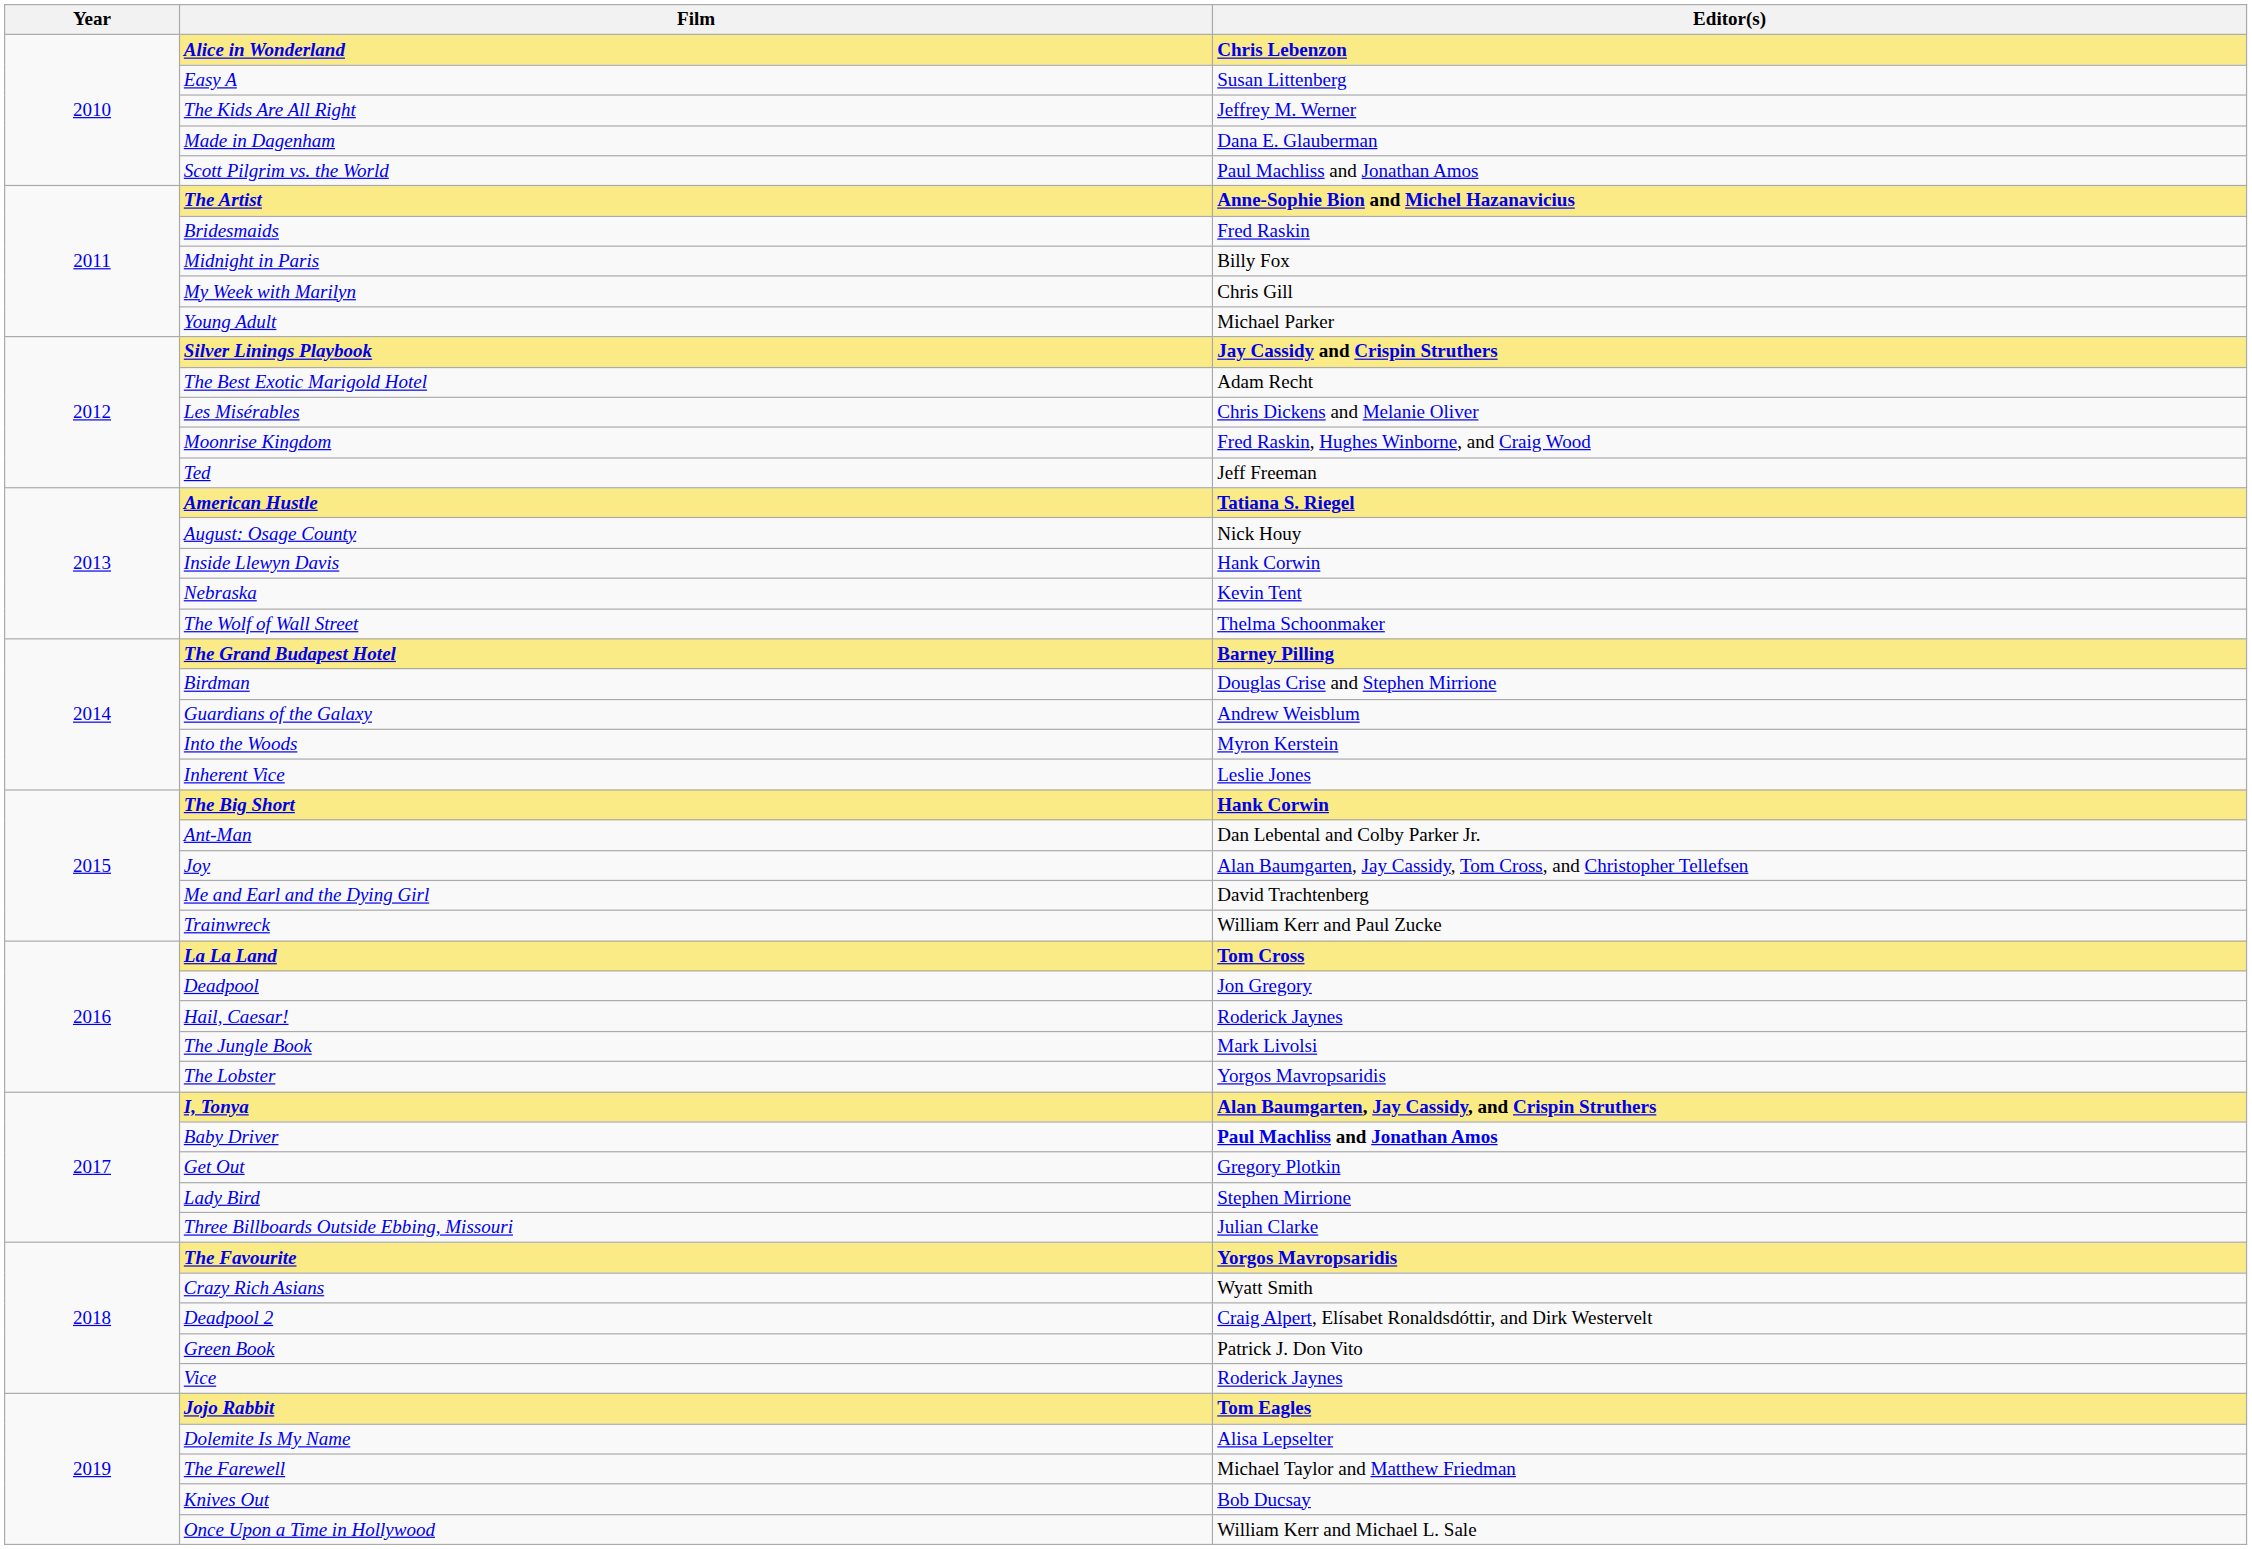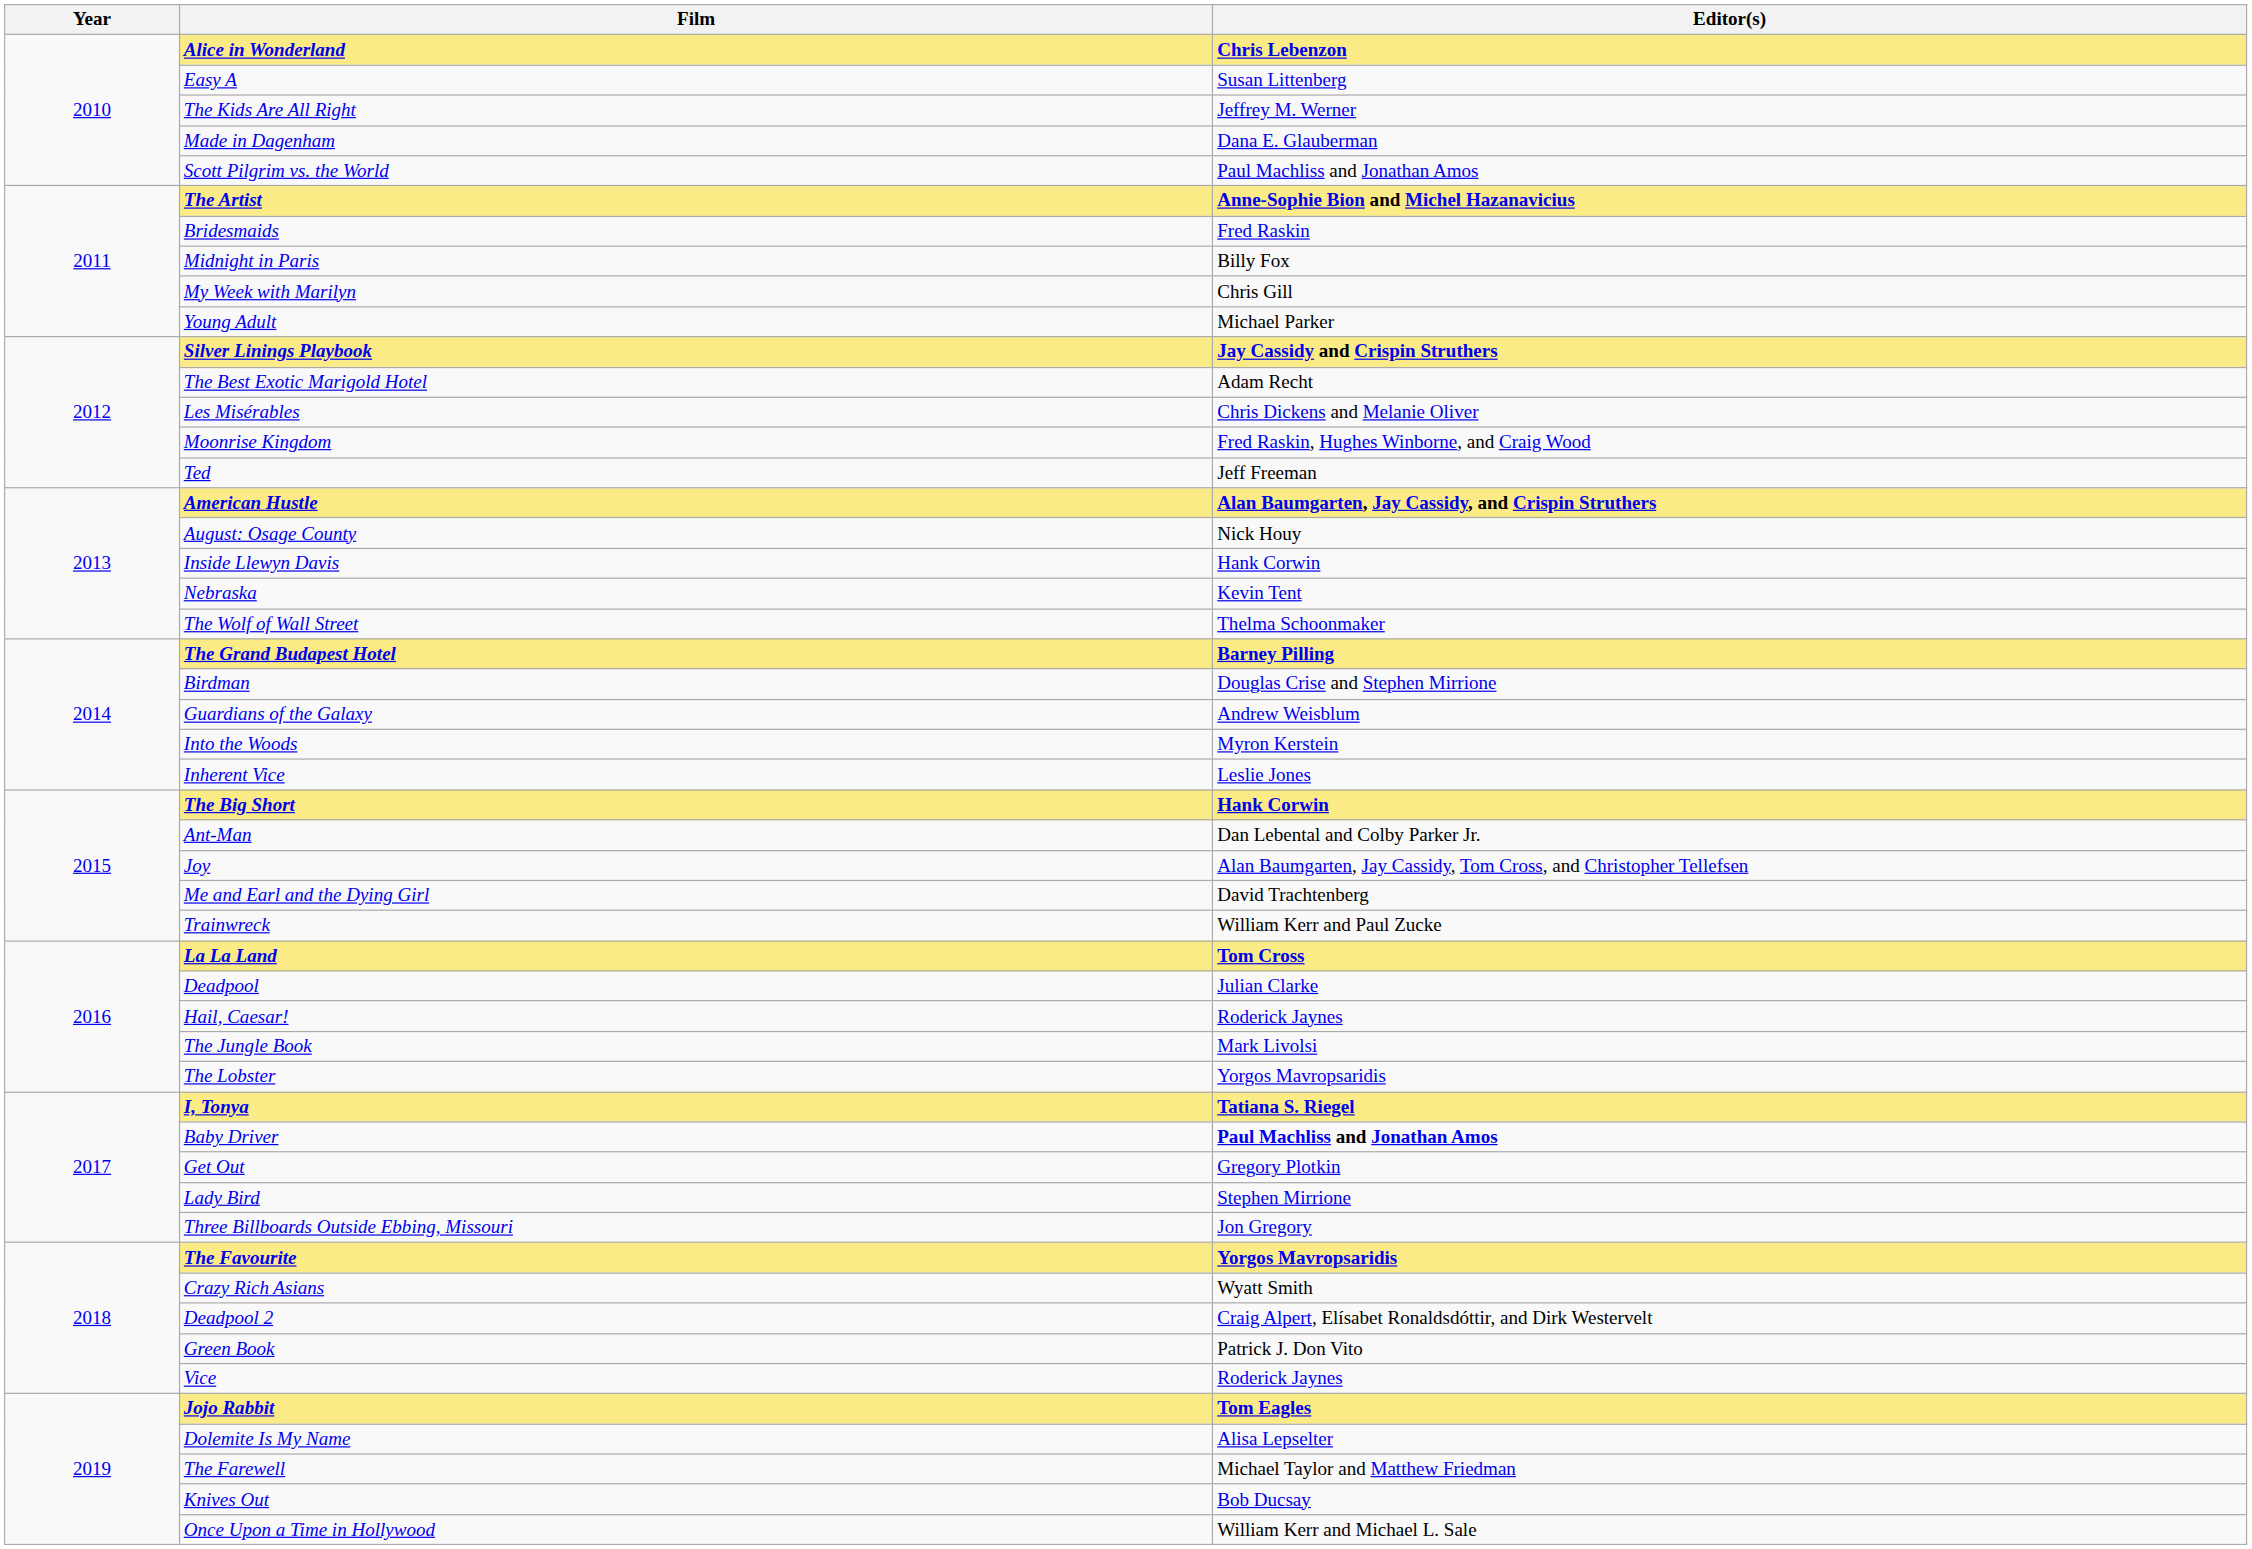(1286, 502) Tatiana S. Riegel -> (1437, 502) Alan Baumgarten, Jay Cassidy, and Crispin Struthers
(1265, 985) Jon Gregory -> (1268, 985) Julian Clarke
(1437, 1106) Alan Baumgarten, Jay Cassidy, and Crispin Struthers -> (1286, 1106) Tatiana S. Riegel
(1268, 1227) Julian Clarke -> (1265, 1227) Jon Gregory
